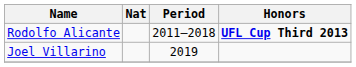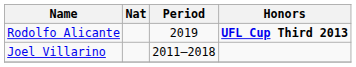(184, 33) 2011–2018 -> (184, 33) 2019
(184, 52) 2019 -> (184, 52) 2011–2018
